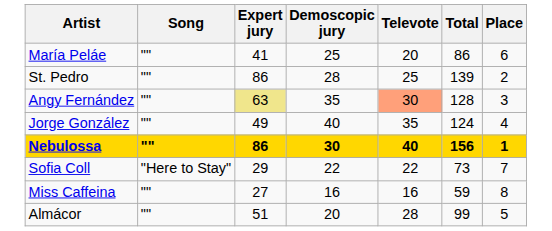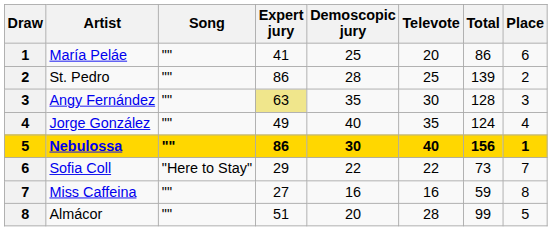+ column: (25, 24)
(410, 100) lightsalmon background -> (431, 100) no background
